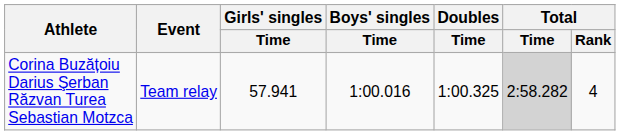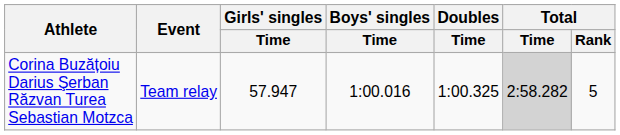(273, 92) 57.941 -> (273, 92) 57.947
(593, 92) 4 -> (593, 92) 5
